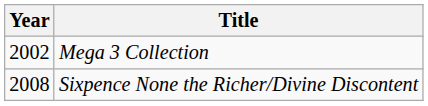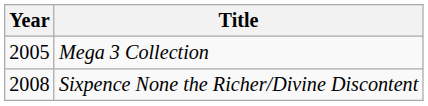(29, 52) 2002 -> (29, 52) 2005
